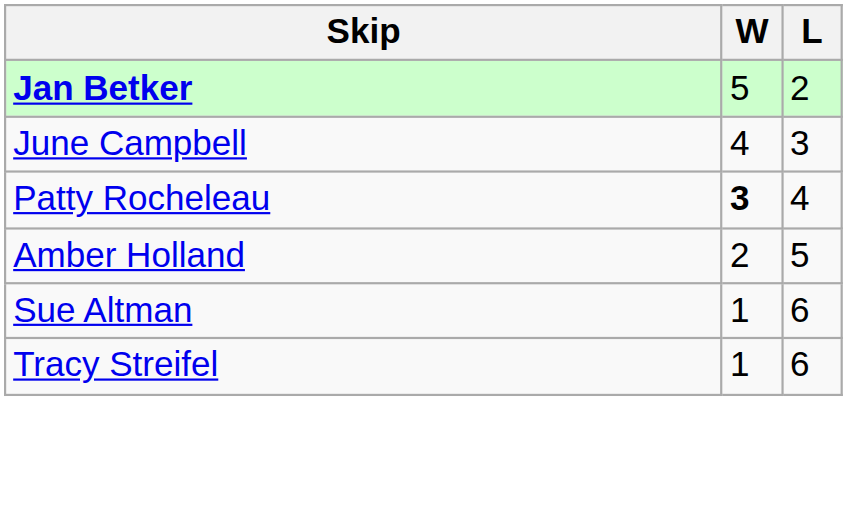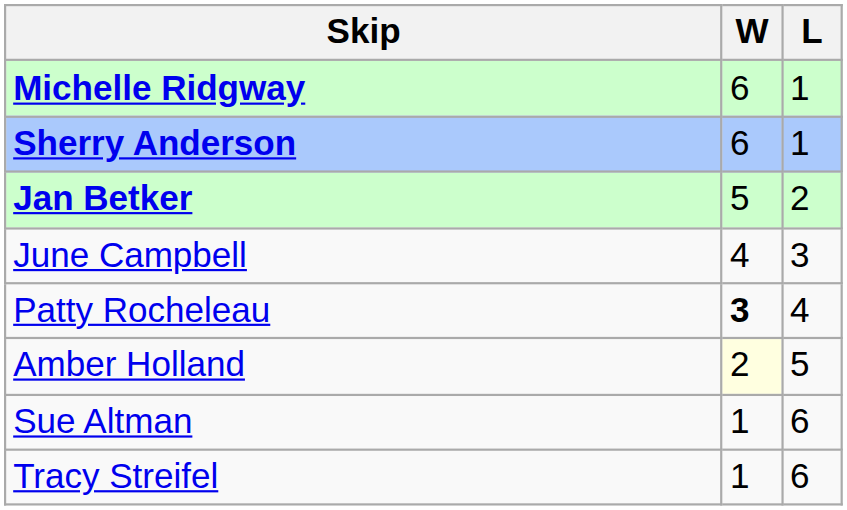+ row: (159, 87)
+ row: (155, 143)
(740, 254) no background -> (740, 365) lightyellow background
